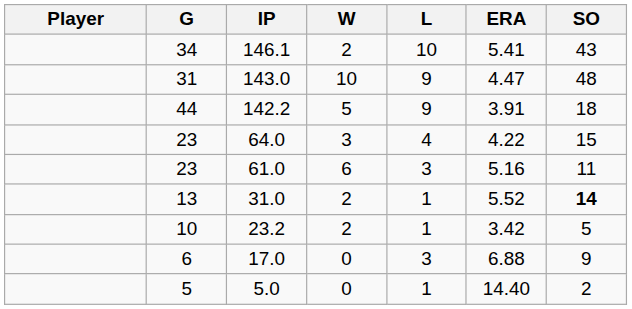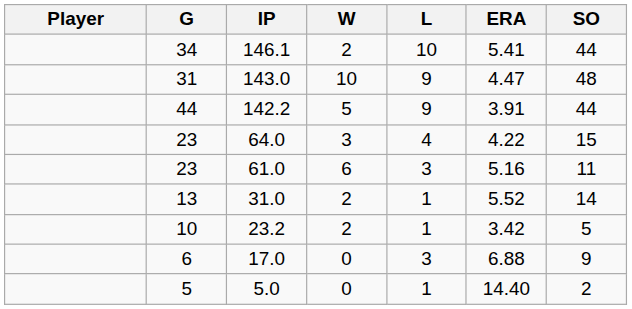(586, 49) 43 -> (586, 49) 44
(586, 109) 18 -> (586, 109) 44
(586, 199) bold -> (586, 199) normal
